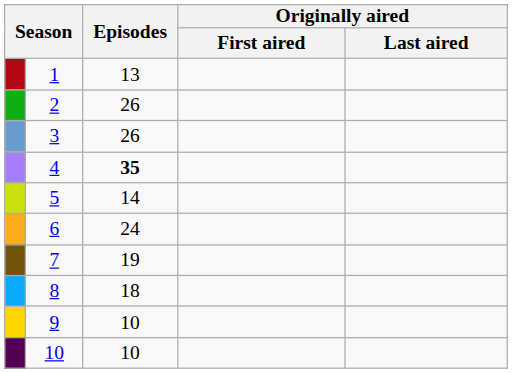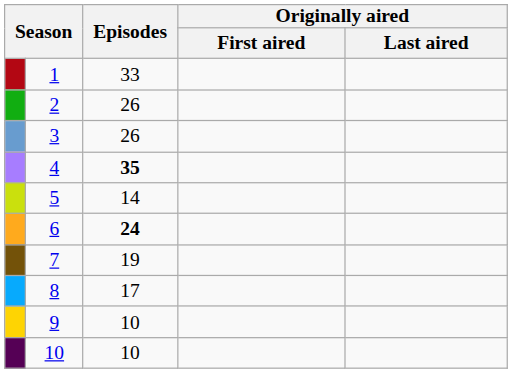(130, 74) 13 -> (130, 74) 33
(130, 228) normal -> (130, 228) bold
(130, 290) 18 -> (130, 290) 17
